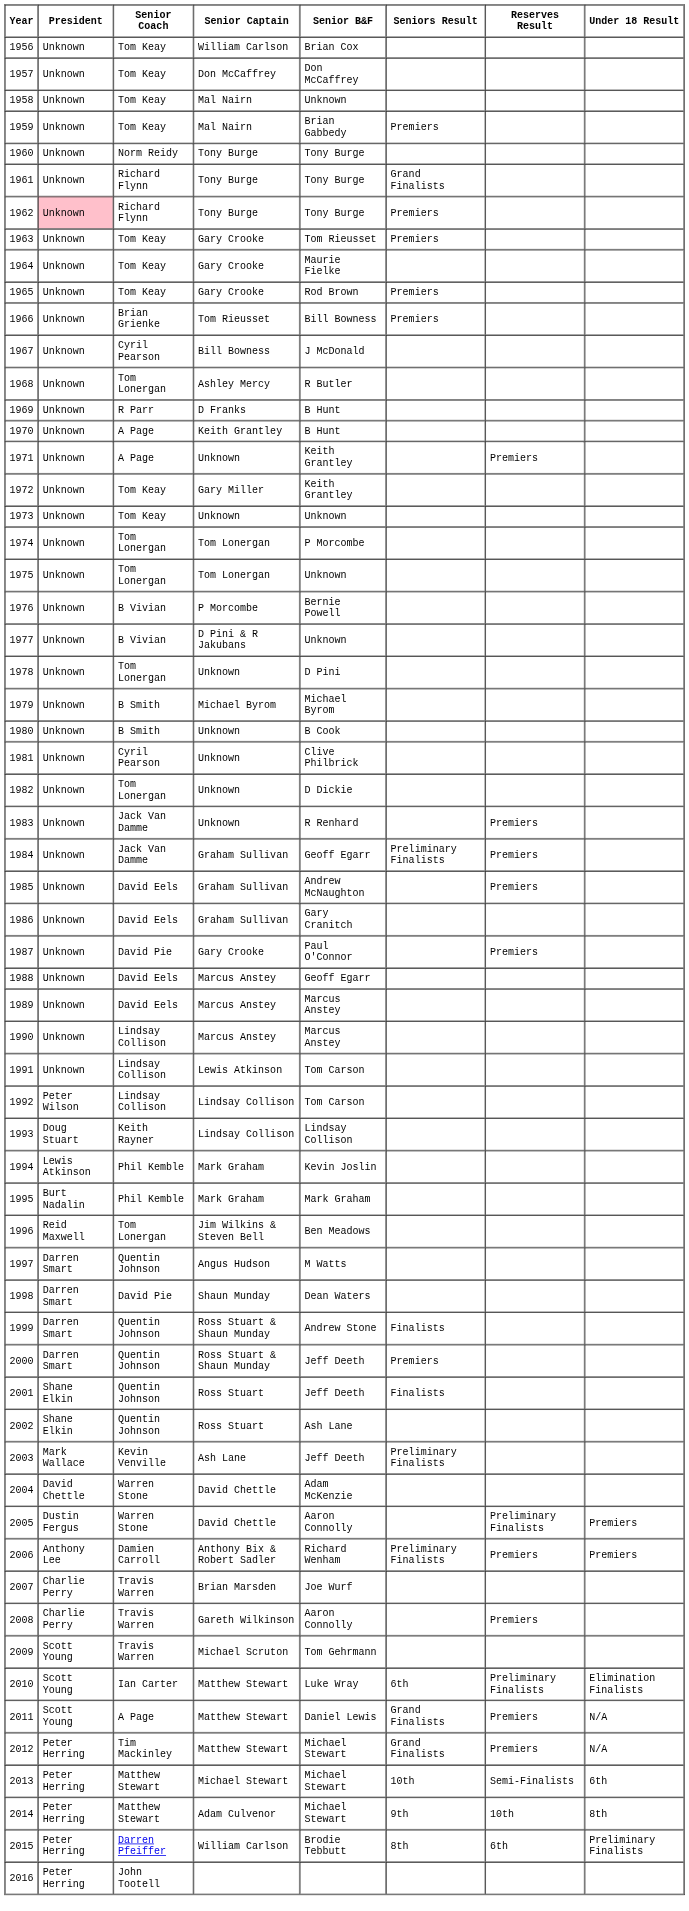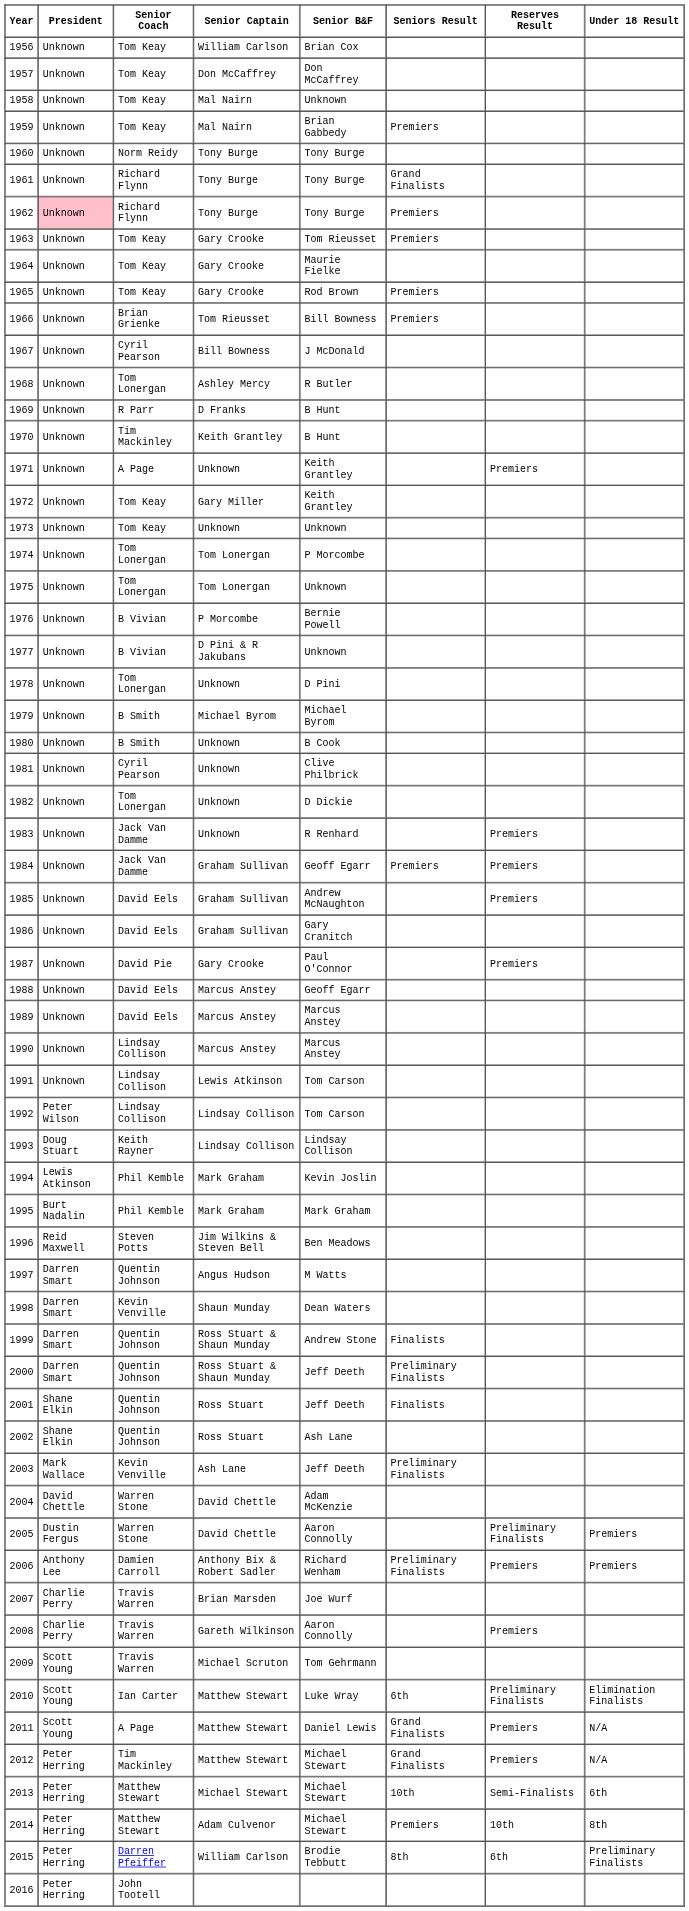(136, 431) A Page -> (145, 437) Tim Mackinley
(424, 855) Preliminary Finalists -> (415, 866) Premiers
(142, 1231) Tom Lonergan -> (136, 1243) Steven Potts
(145, 1296) David Pie -> (142, 1308) Kevin Venville
(415, 1361) Premiers -> (424, 1372) Preliminary Finalists
(400, 1813) 9th -> (415, 1825) Premiers
